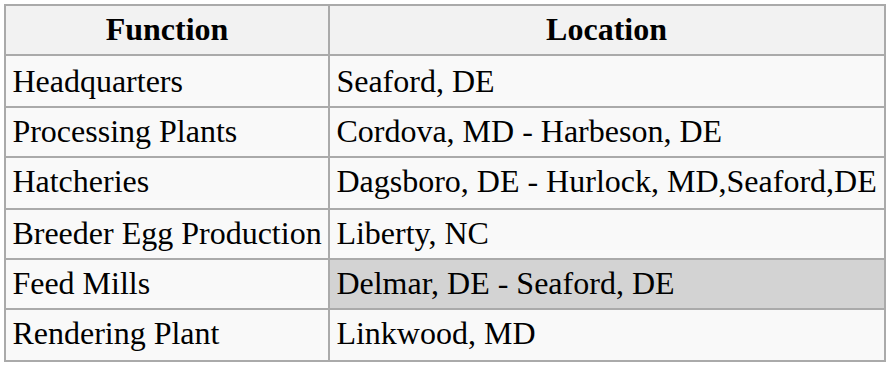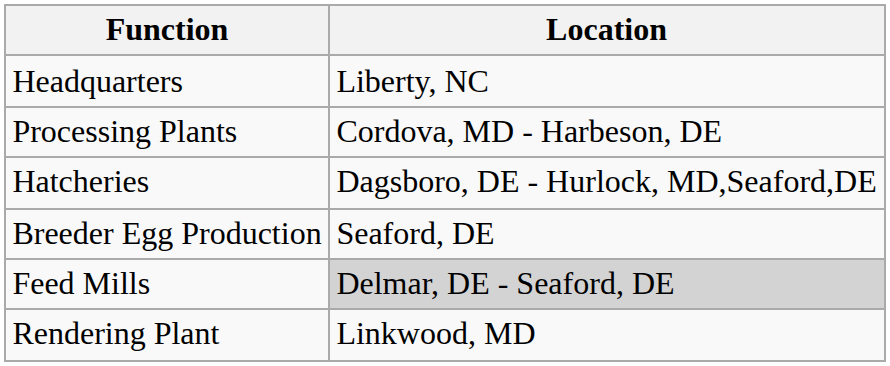(415, 80) Seaford, DE -> (413, 80) Liberty, NC
(413, 232) Liberty, NC -> (415, 232) Seaford, DE
